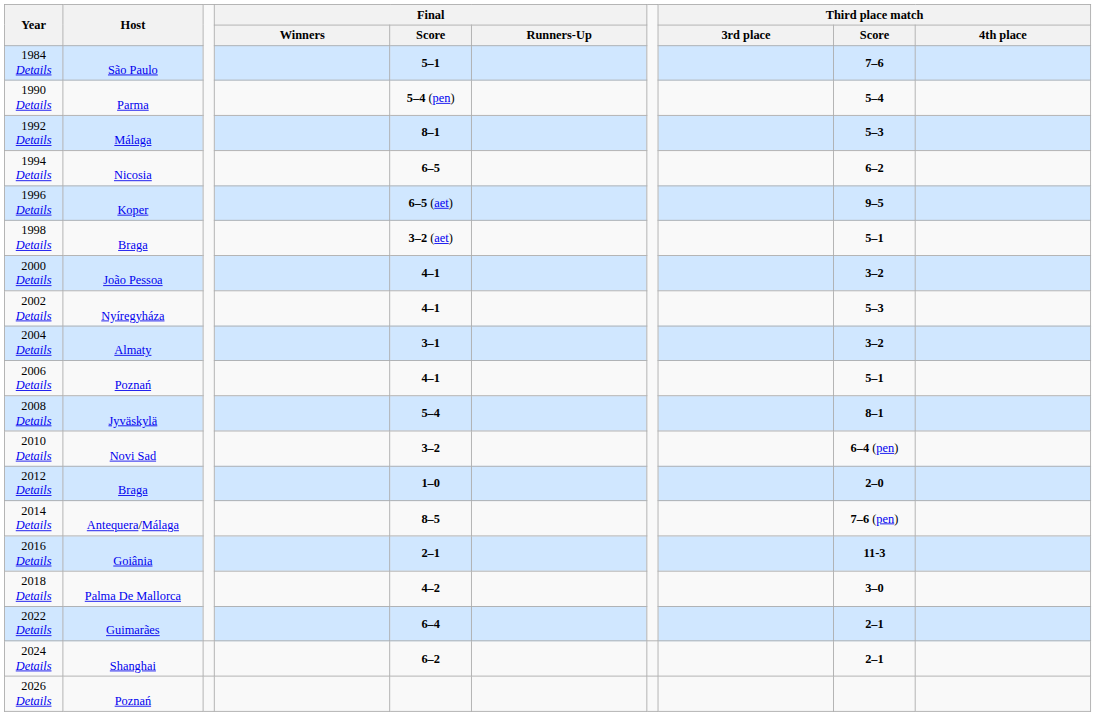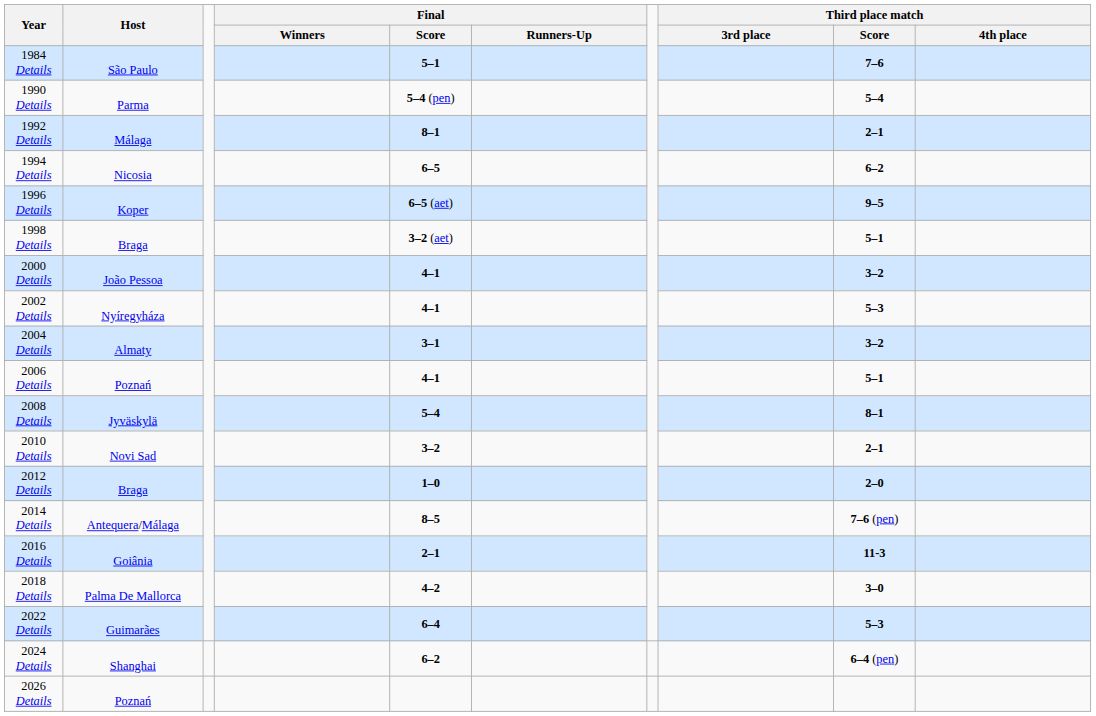(874, 133) 5–3 -> (874, 133) 2–1
(874, 448) 6–4 (pen) -> (874, 448) 2–1
(874, 623) 2–1 -> (874, 623) 5–3
(874, 659) 2–1 -> (874, 659) 6–4 (pen)
